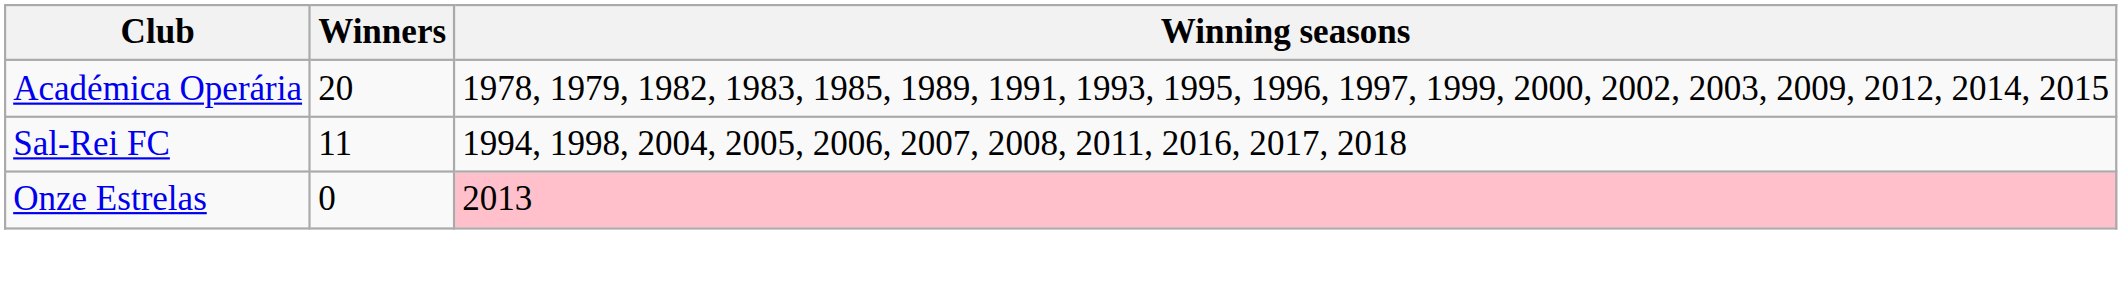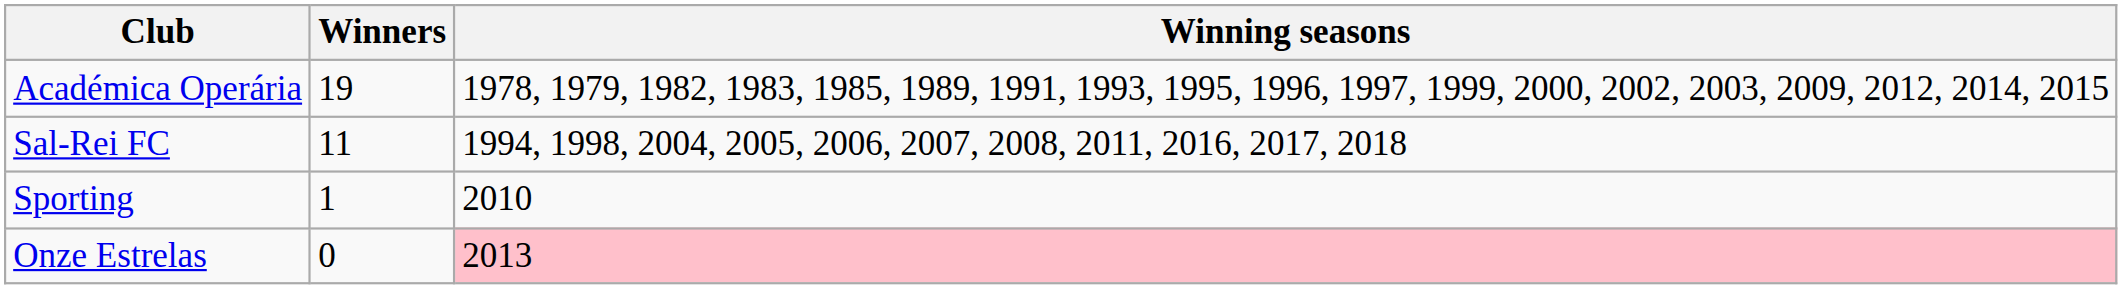(336, 87) 20 -> (336, 87) 19
+ row: (74, 198)
